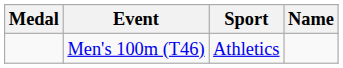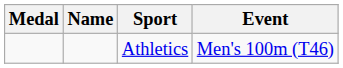columns swapped: (311, 19) <-> (136, 19)
